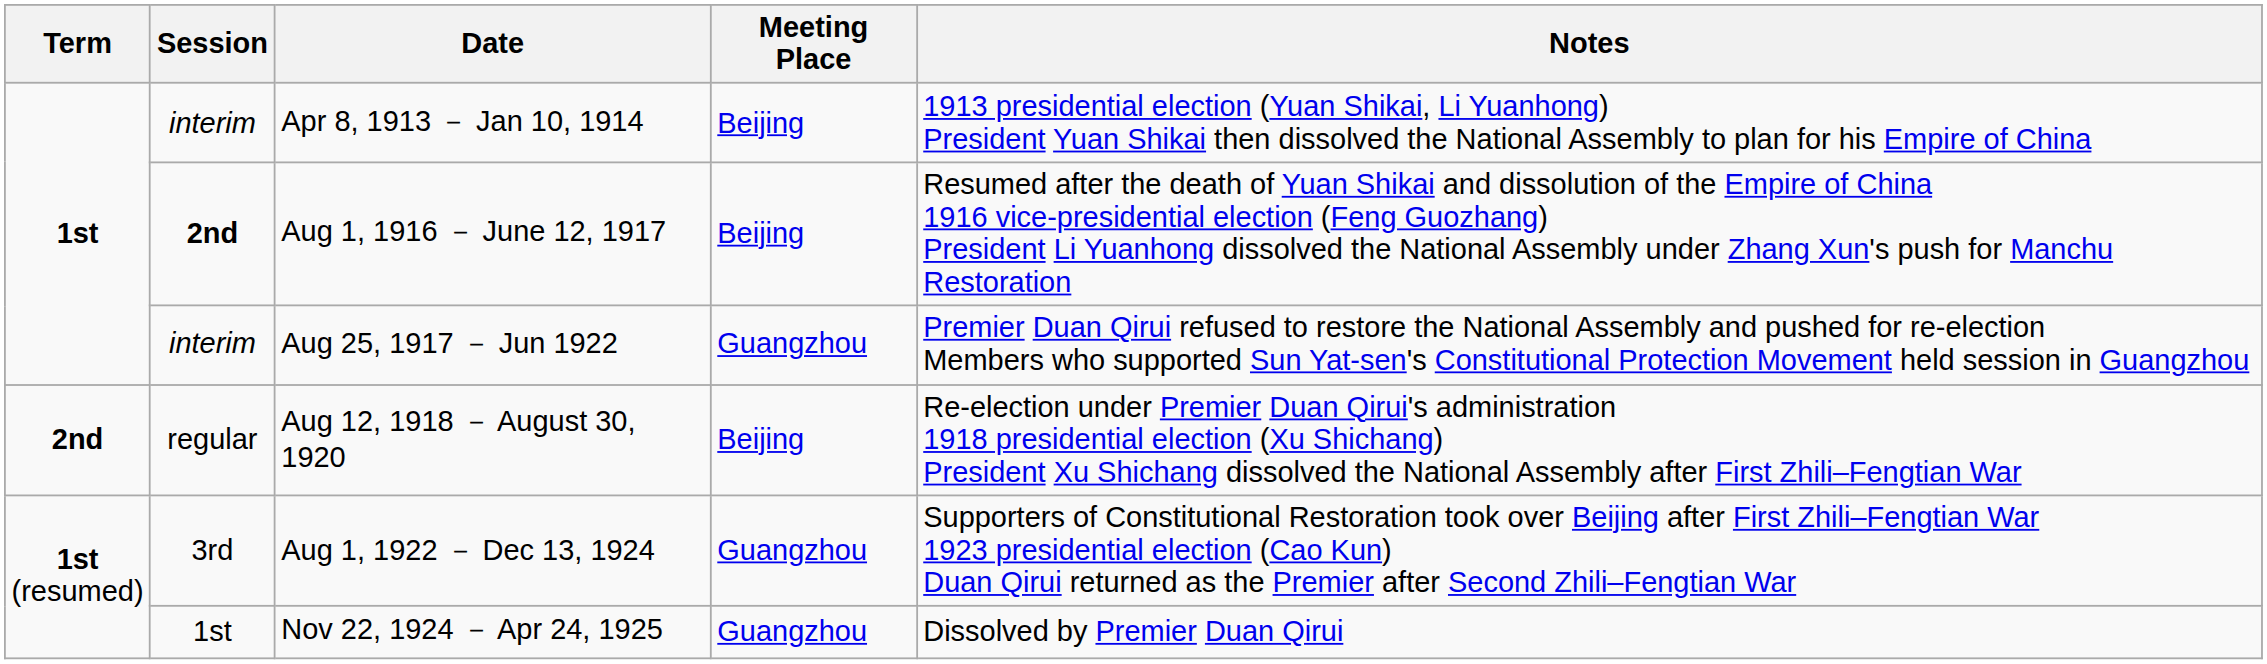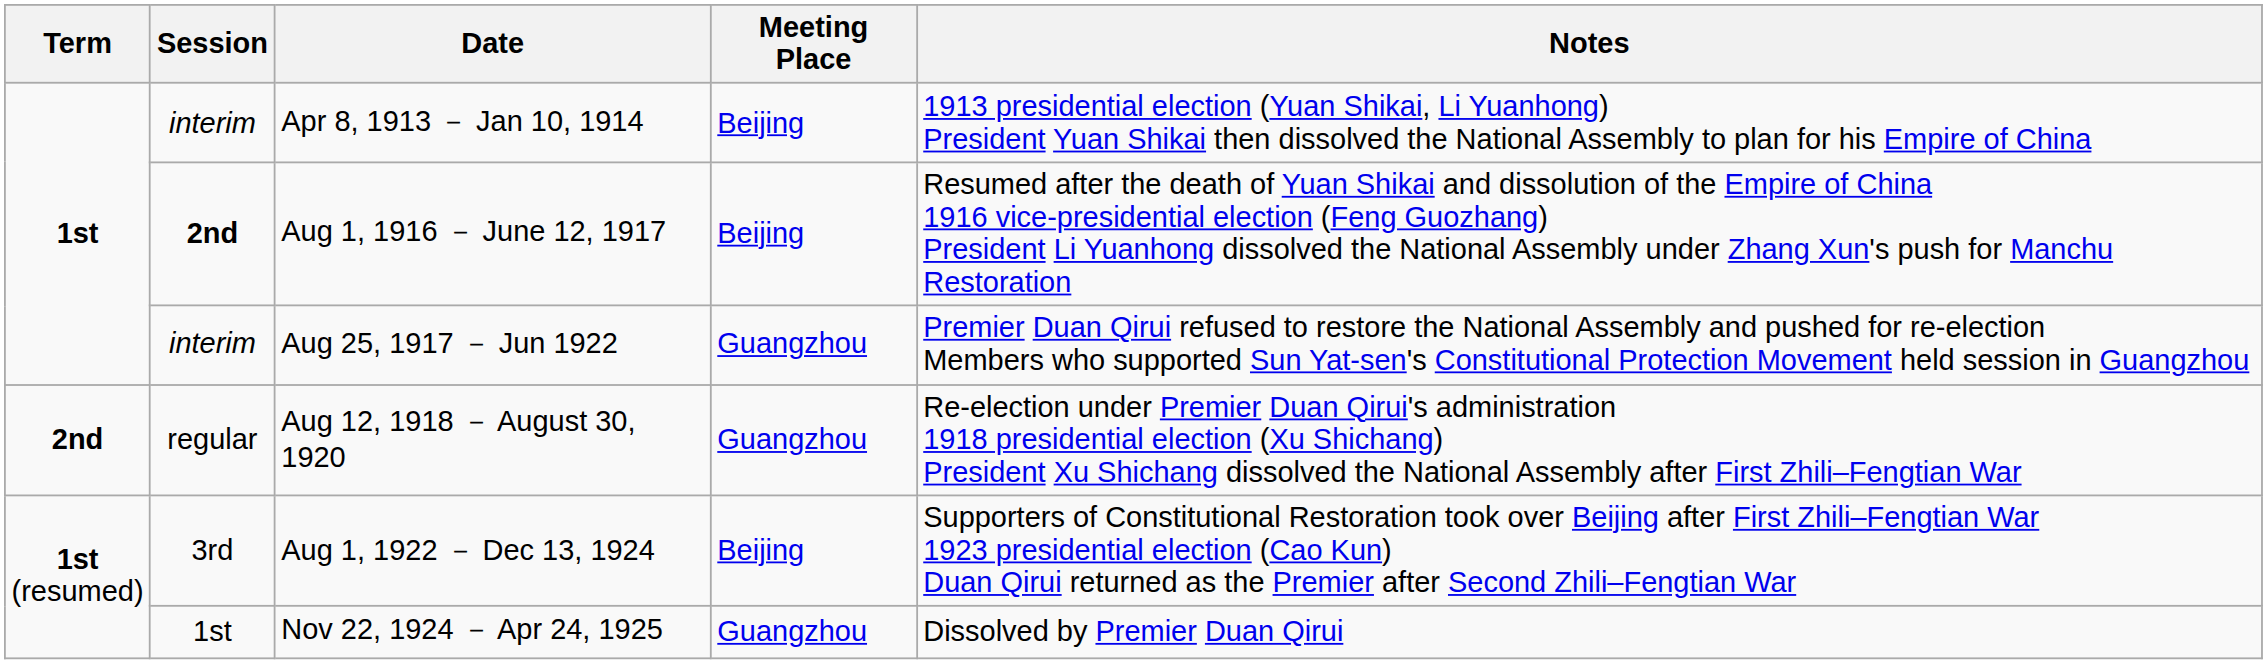(761, 439) Beijing -> (792, 439) Guangzhou
(792, 550) Guangzhou -> (761, 550) Beijing
